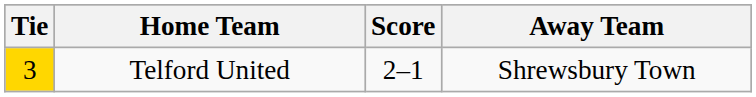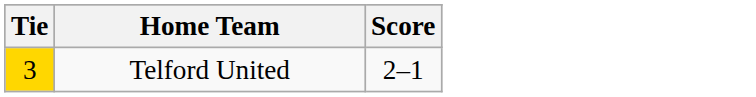- column: (597, 26)
